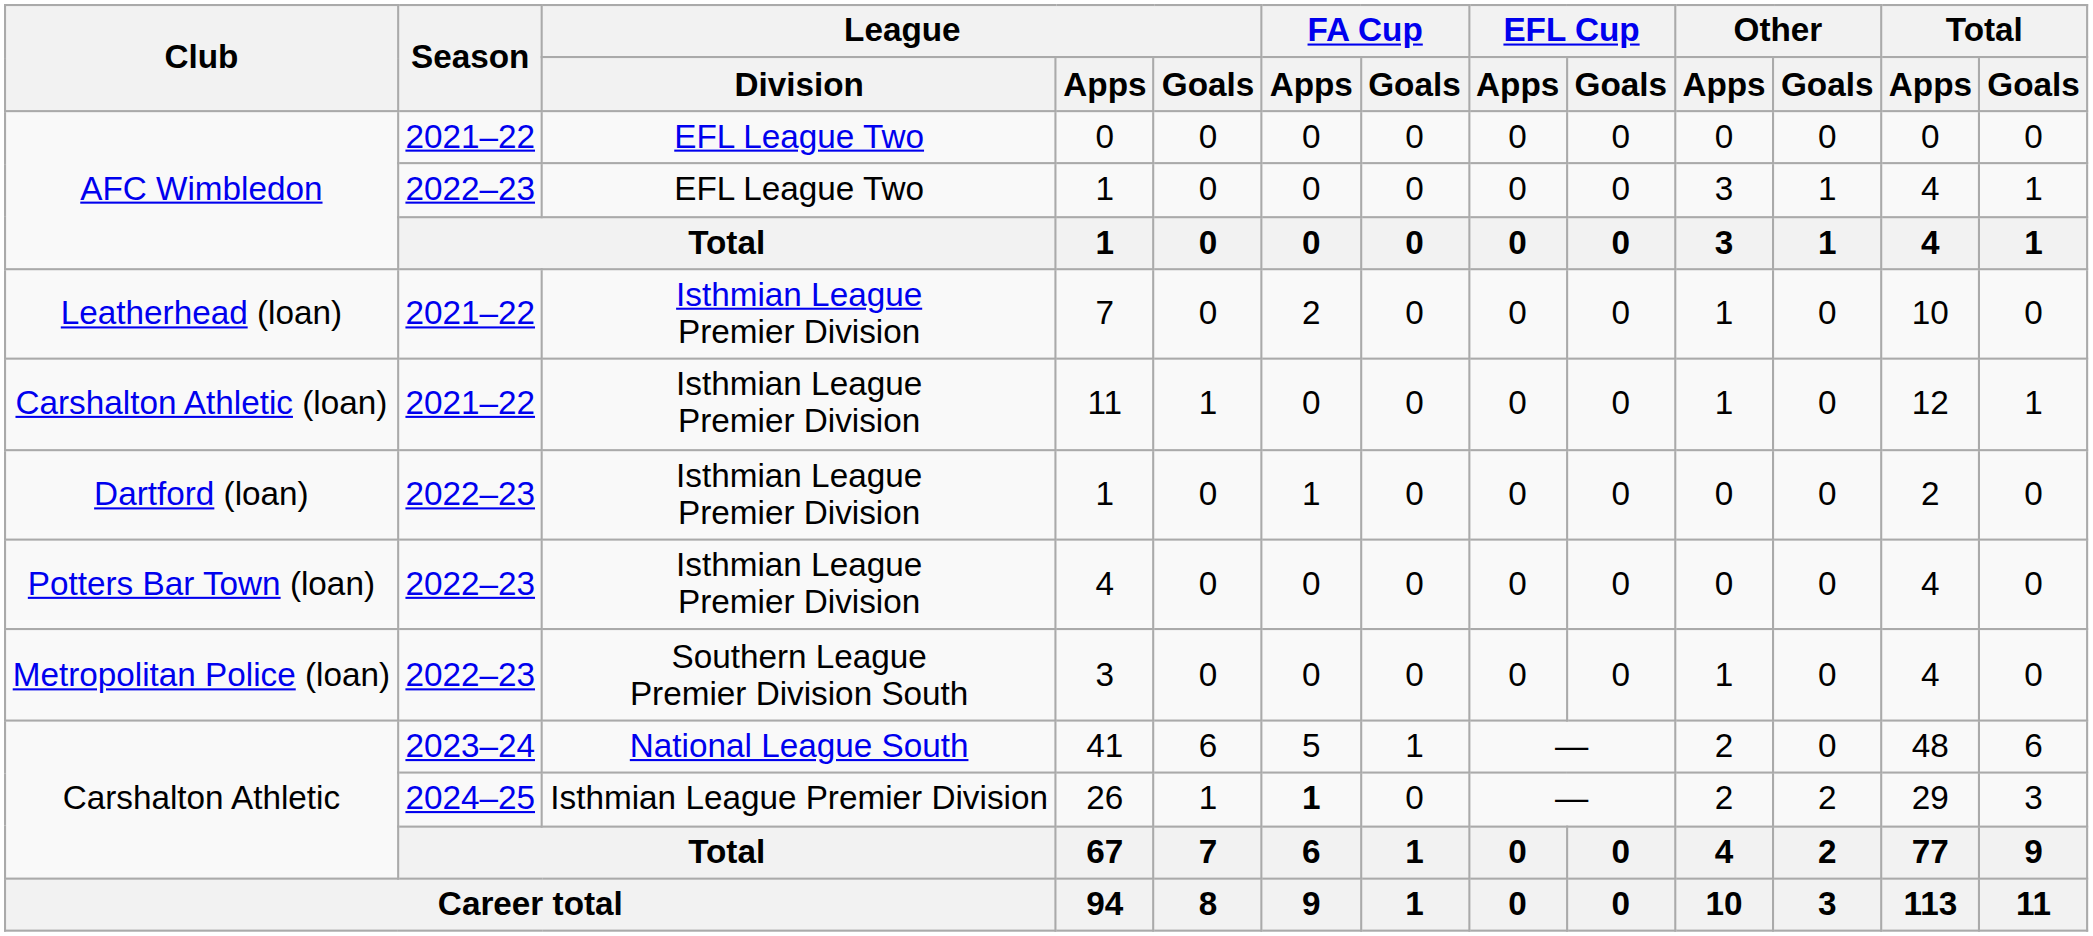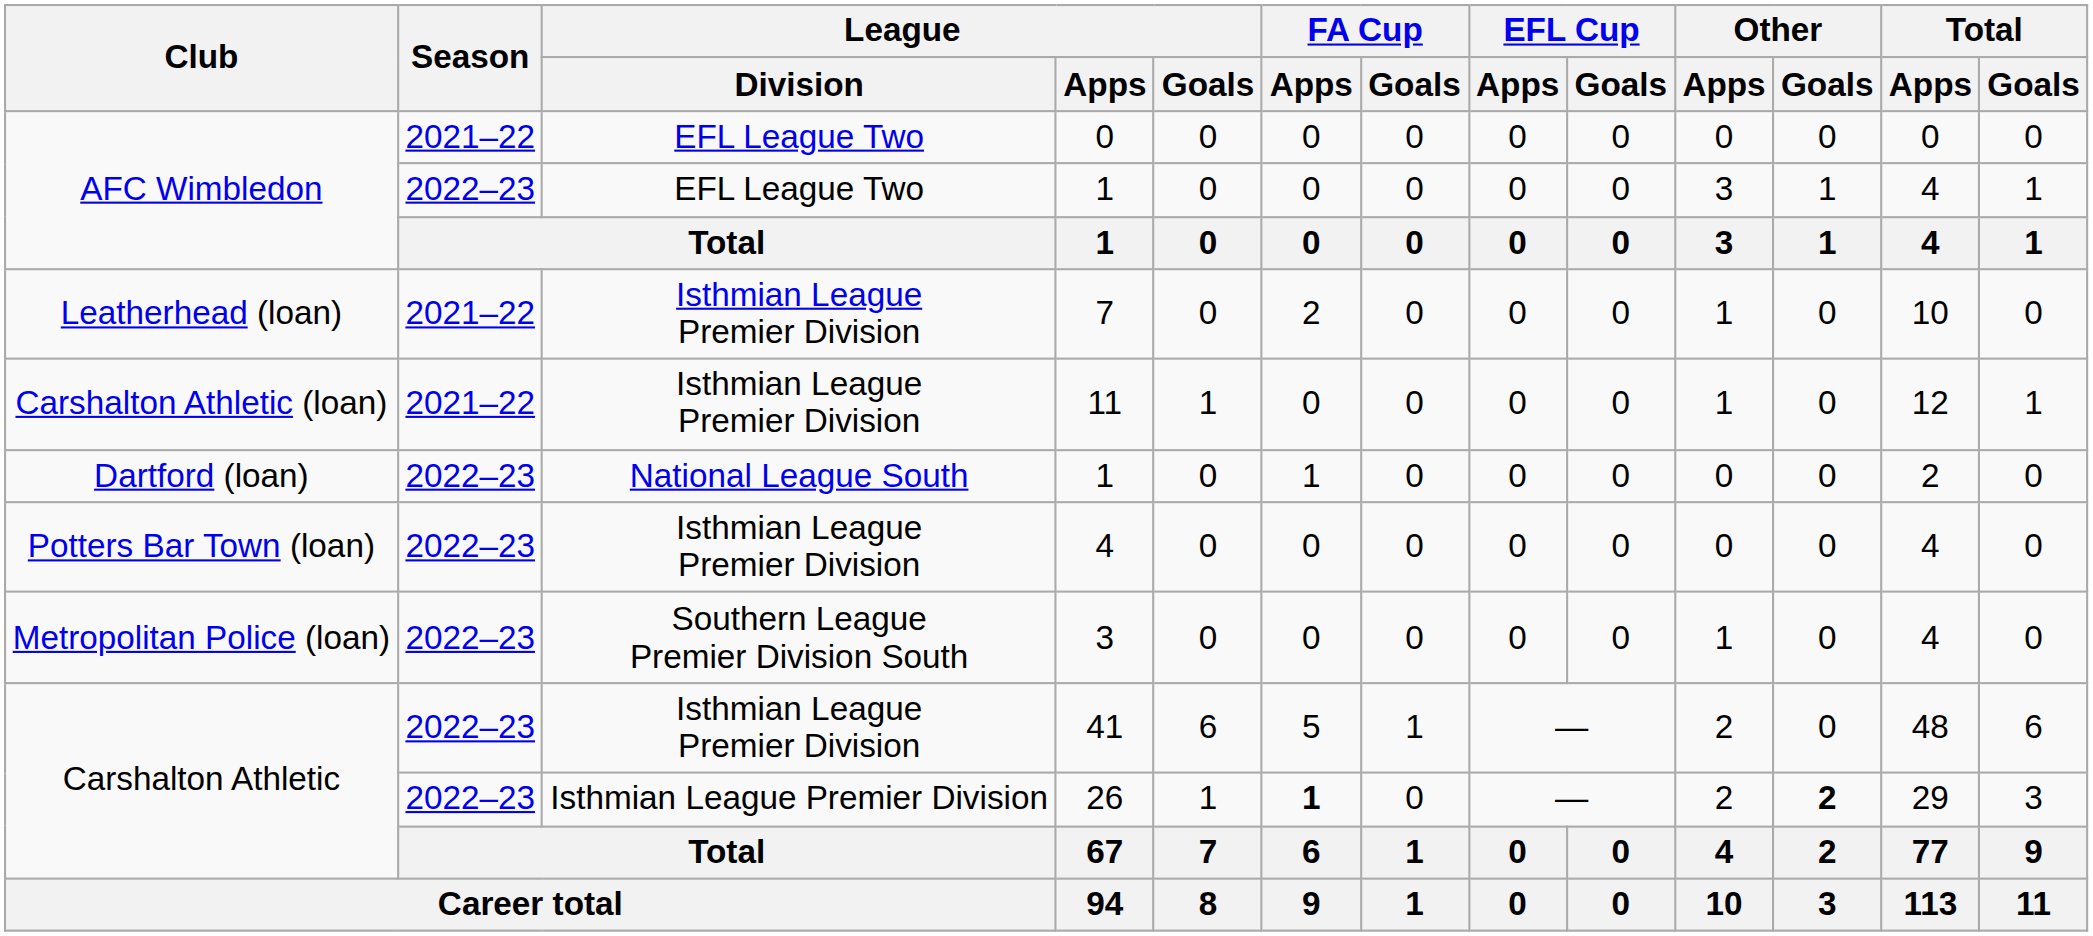(799, 493) Isthmian League Premier Division -> (799, 475) National League South
(470, 745) 2023–24 -> (470, 727) 2022–23
(799, 745) National League South -> (799, 727) Isthmian League Premier Division
(470, 798) 2024–25 -> (470, 798) 2022–23
(1827, 798) normal -> (1827, 798) bold
